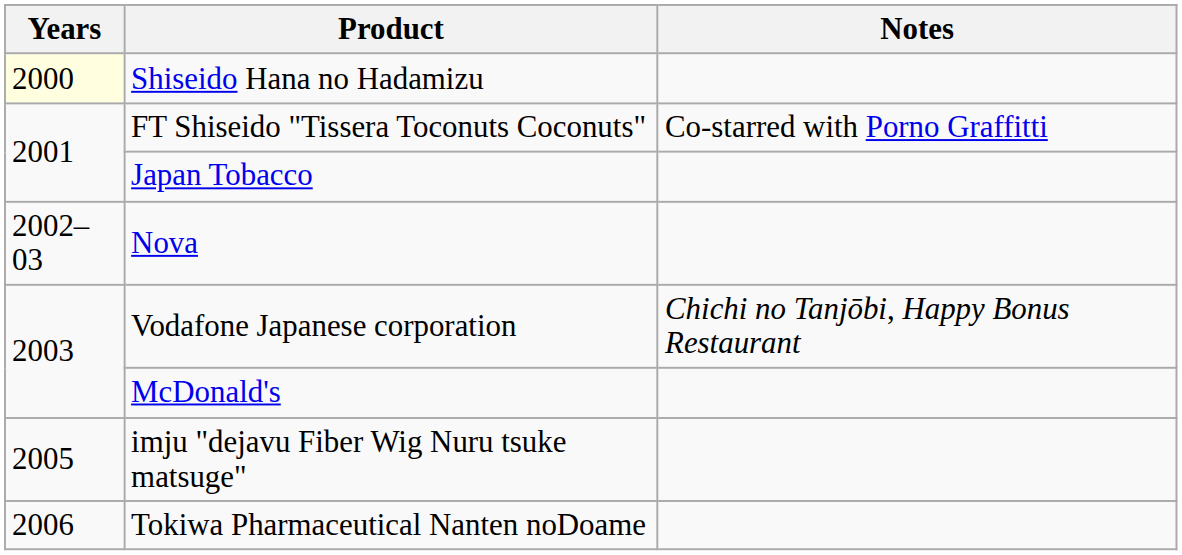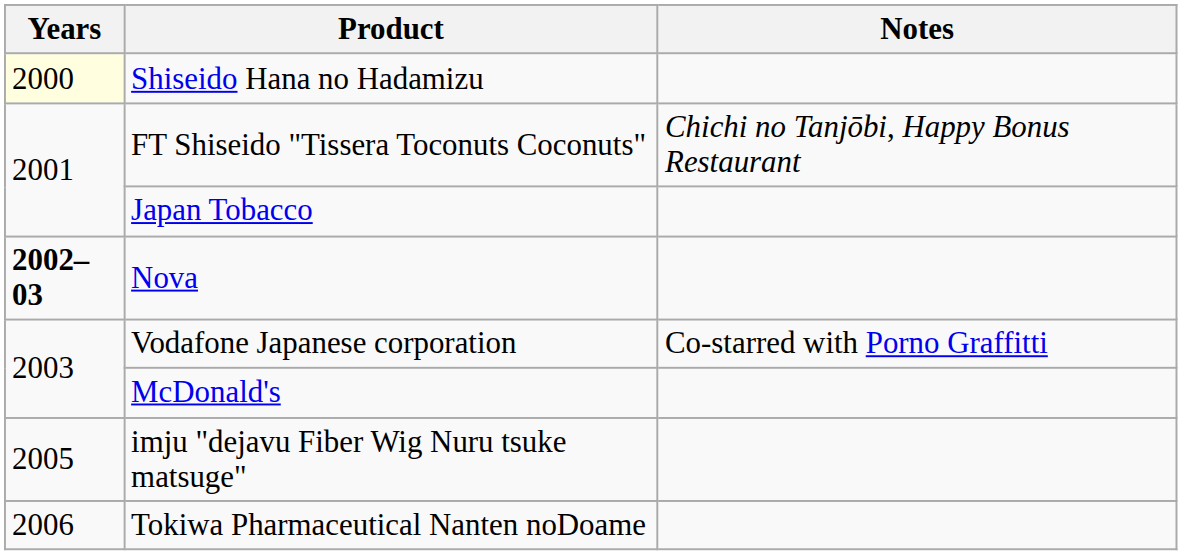(856, 126) Co-starred with Porno Graffitti -> (867, 144) Chichi no Tanjōbi, Happy Bonus Restaurant
(51, 242) normal -> (51, 276) bold
(867, 325) Chichi no Tanjōbi, Happy Bonus Restaurant -> (856, 343) Co-starred with Porno Graffitti
